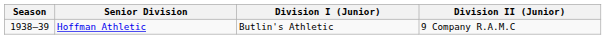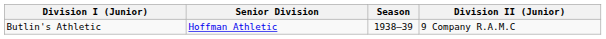columns swapped: (30, 12) <-> (328, 12)
